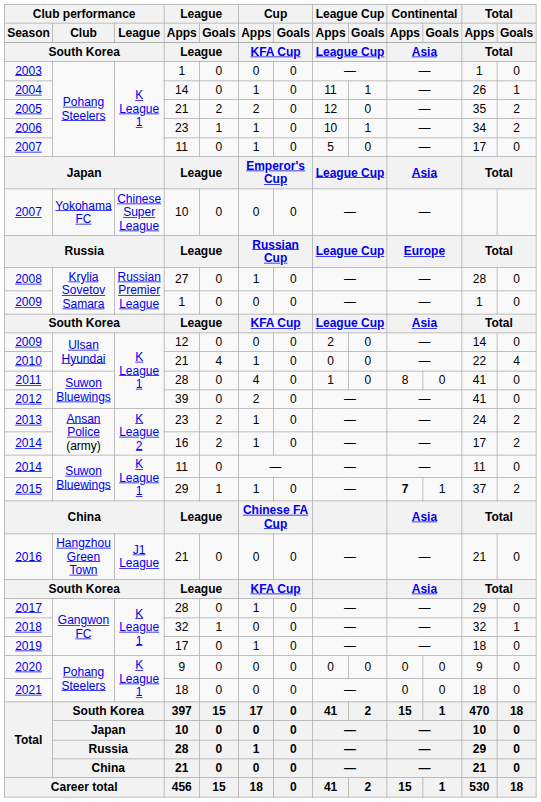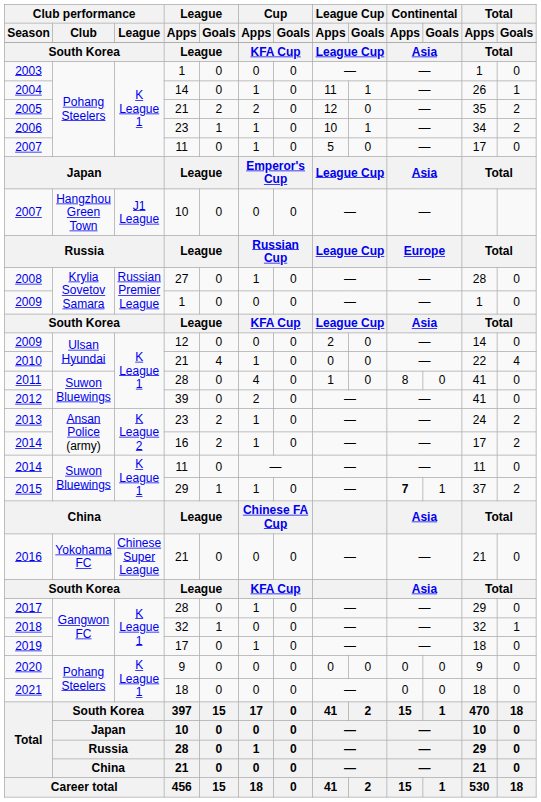(84, 212) Yokohama FC -> (83, 212) Hangzhou Green Town
(139, 212) Chinese Super League -> (139, 212) J1 League
(83, 556) Hangzhou Green Town -> (84, 556) Yokohama FC
(139, 556) J1 League -> (139, 556) Chinese Super League
